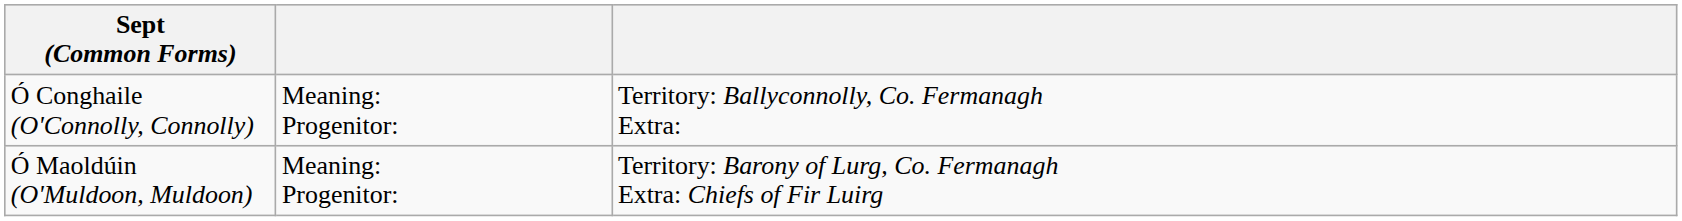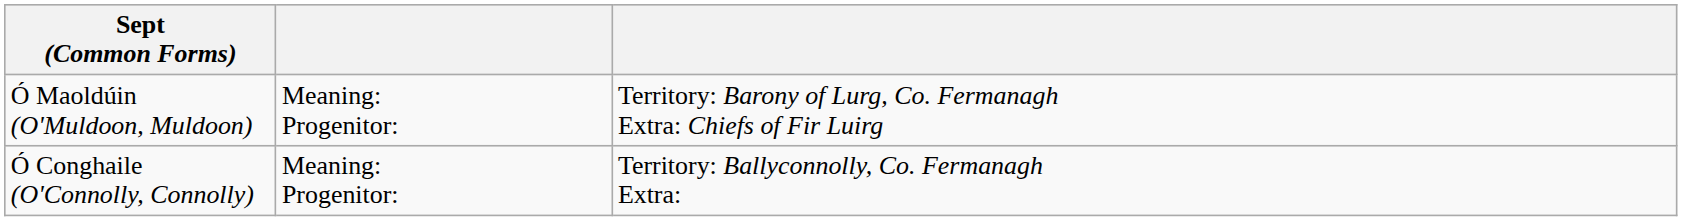rows swapped: (132, 180) <-> (132, 109)
